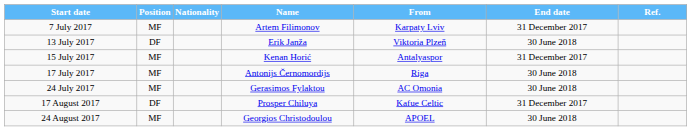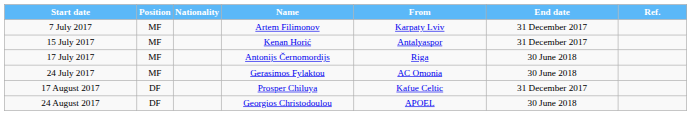- row: (70, 42)
(155, 118) MF -> (155, 103) DF
